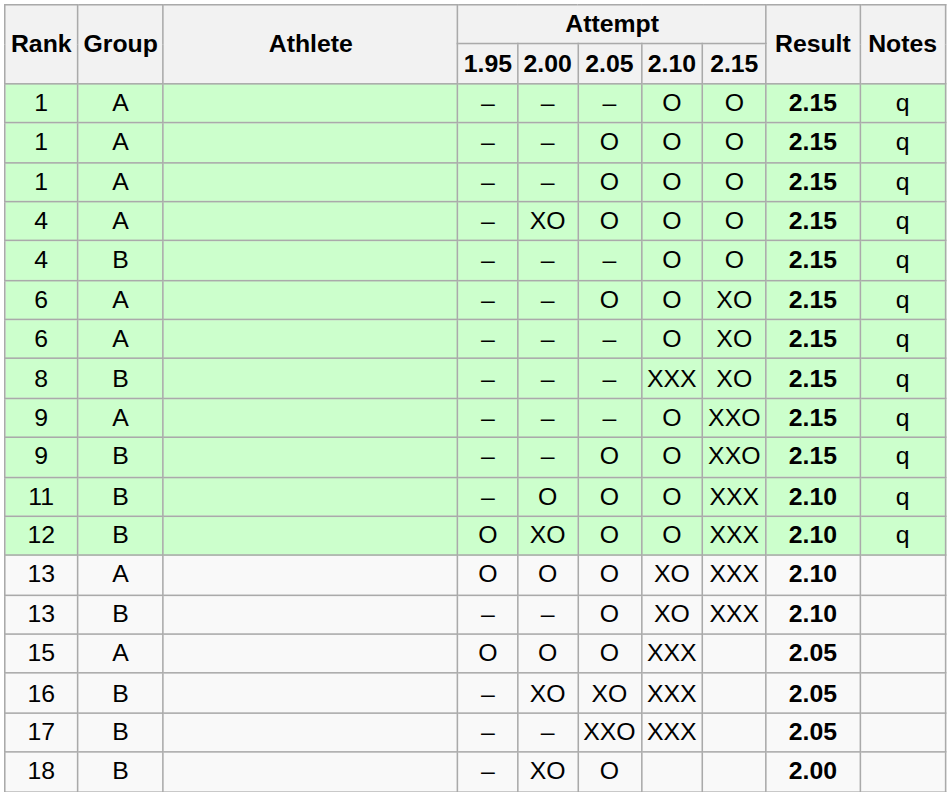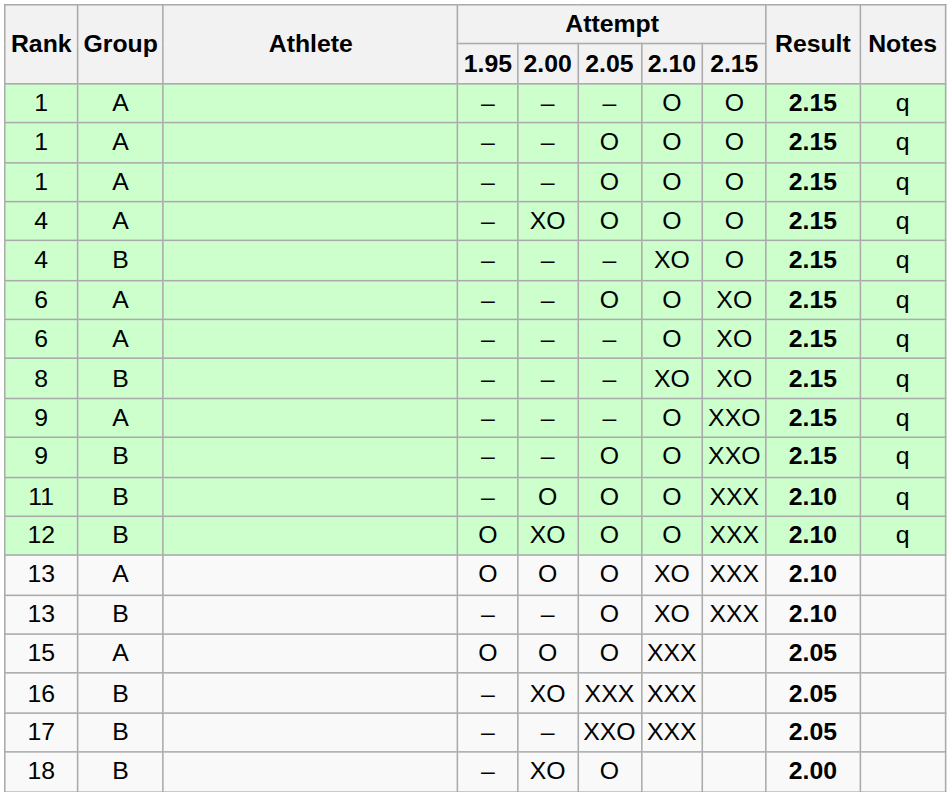(672, 260) O -> (672, 260) XO
(672, 378) XXX -> (672, 378) XO
(609, 692) XO -> (609, 692) XXX
